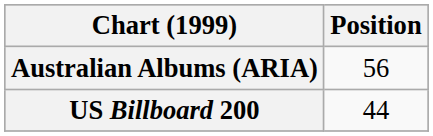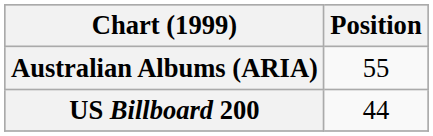(376, 67) 56 -> (376, 67) 55
